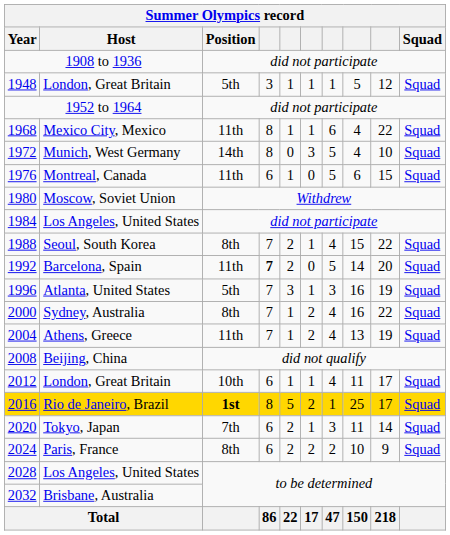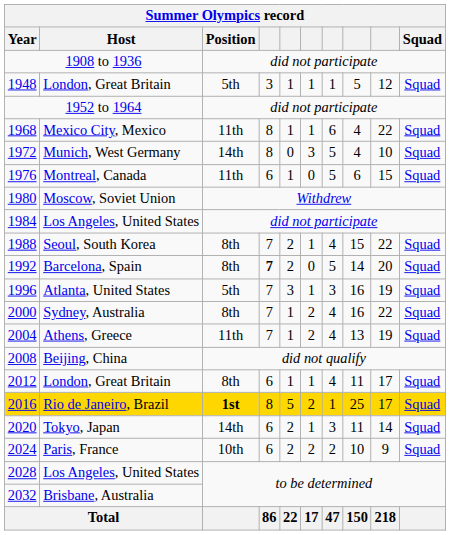(231, 267) 11th -> (231, 267) 8th
(231, 381) 10th -> (231, 381) 8th
(231, 426) 7th -> (231, 426) 14th
(231, 449) 8th -> (231, 449) 10th
